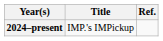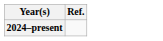- column: (101, 12)
